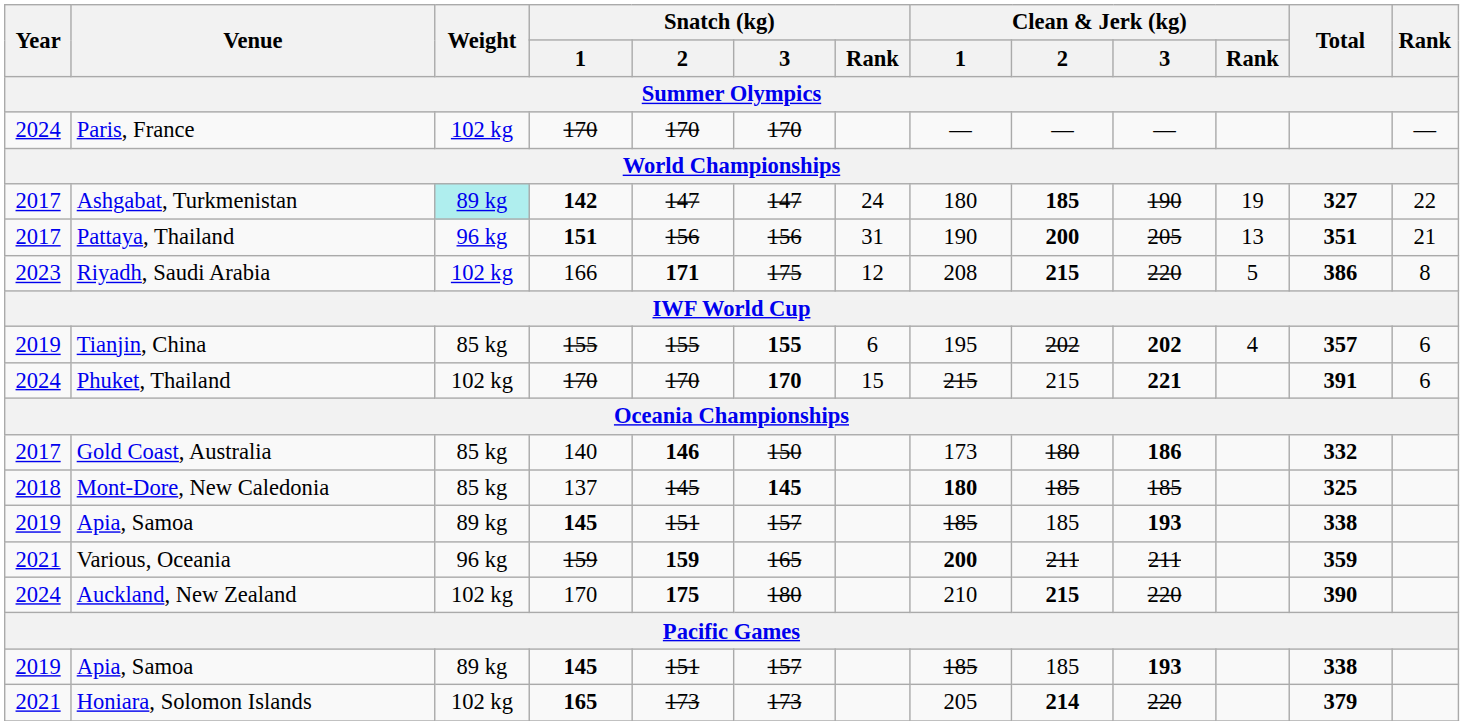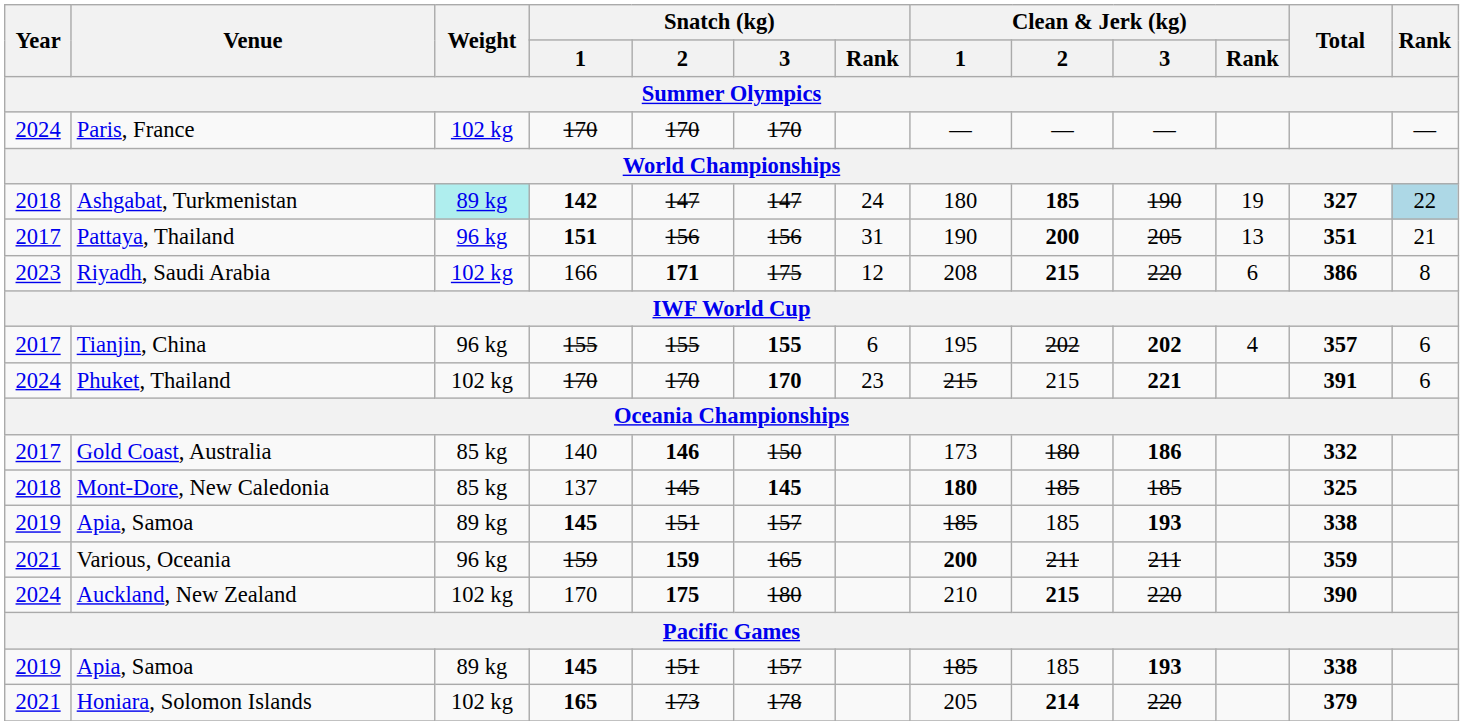(38, 201) 2017 -> (38, 201) 2018
(1425, 201) no background -> (1425, 201) lightblue background
(1252, 272) 5 -> (1252, 272) 6
(38, 344) 2019 -> (38, 344) 2017
(482, 344) 85 kg -> (482, 344) 96 kg
(872, 380) 15 -> (872, 380) 23
(785, 702) 173 -> (785, 702) 178
